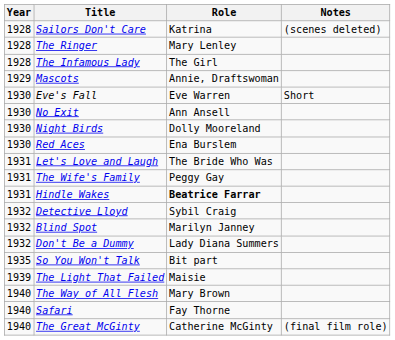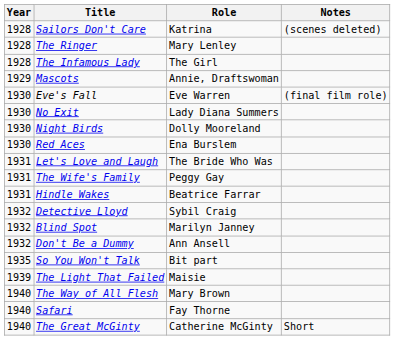(299, 95) Short -> (336, 95) (final film role)
(200, 112) Ann Ansell -> (224, 112) Lady Diana Summers
(215, 194) bold -> (215, 194) normal
(224, 244) Lady Diana Summers -> (200, 244) Ann Ansell
(336, 327) (final film role) -> (299, 327) Short
